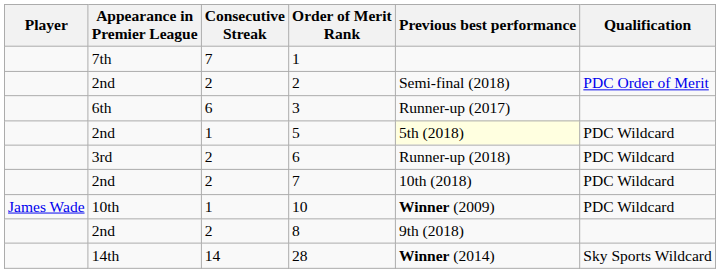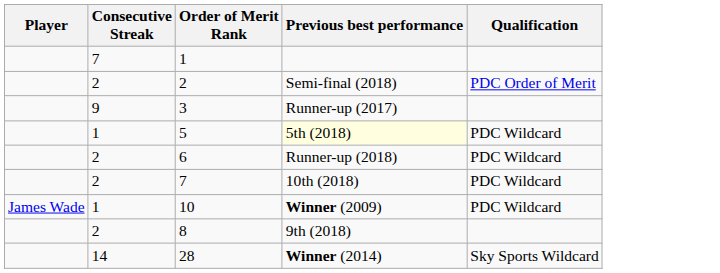- column: (145, 25)
(209, 108) 6 -> (96, 108) 9
